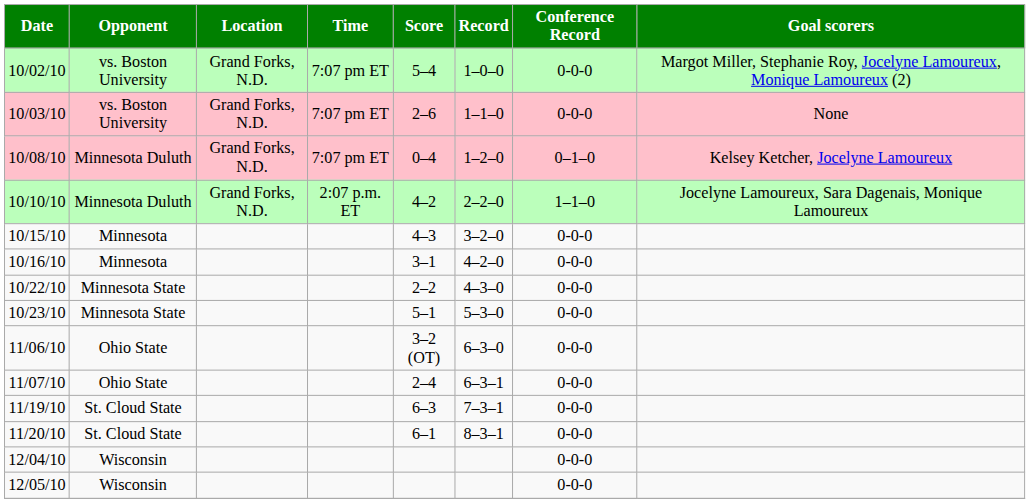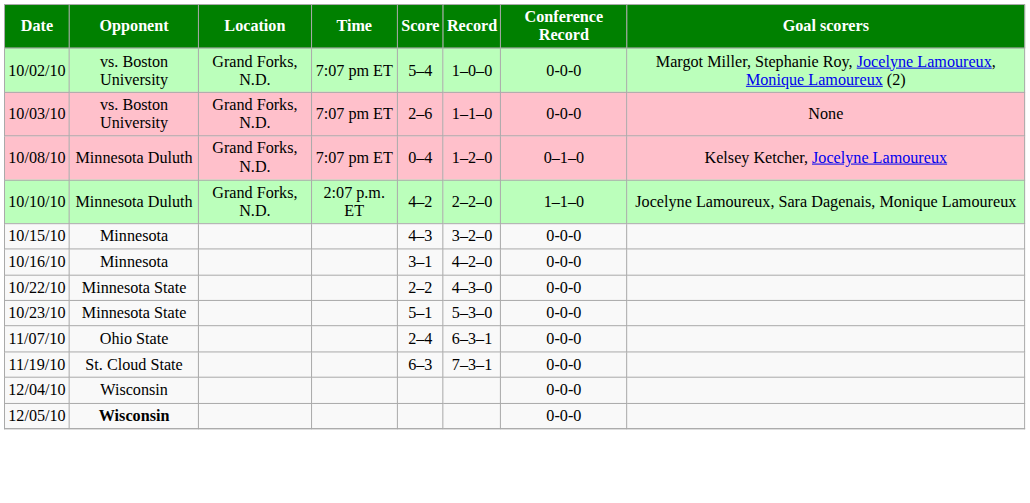- row: (37, 347)
- row: (37, 433)
(133, 485) normal -> (134, 415) bold
